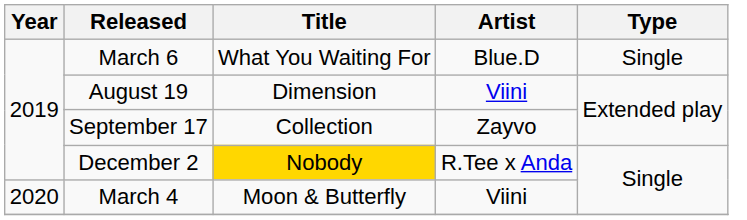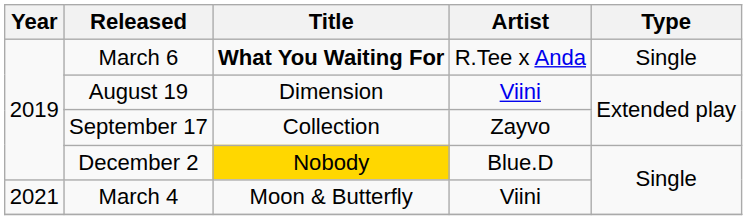(324, 57) normal -> (331, 57) bold
(507, 57) Blue.D -> (520, 57) R.Tee x Anda
(507, 162) R.Tee x Anda -> (520, 162) Blue.D
(34, 197) 2020 -> (34, 197) 2021
